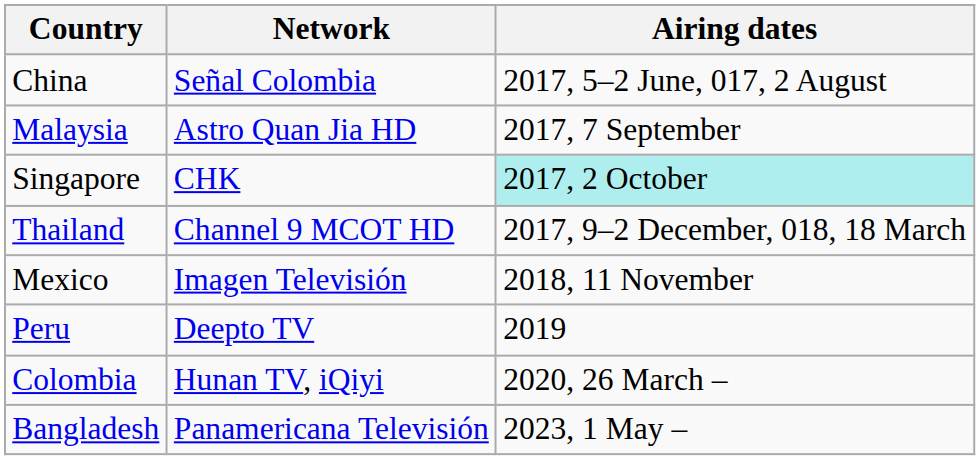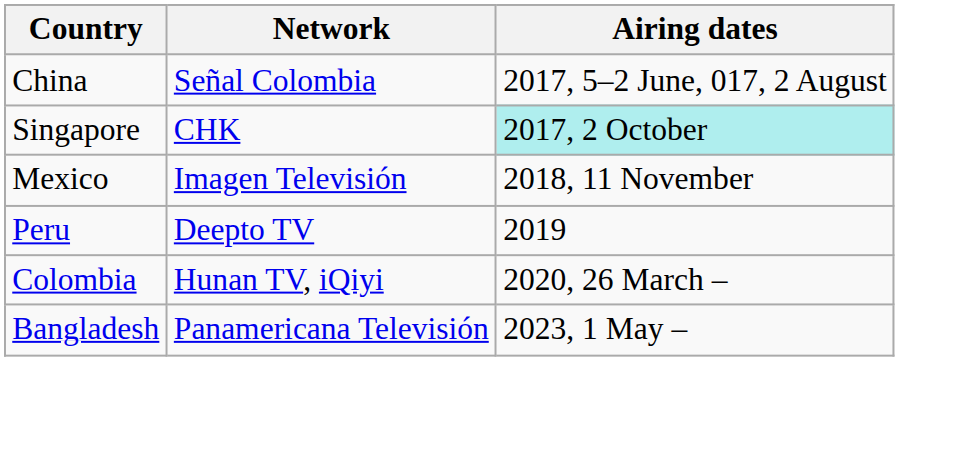- row: (70, 129)
- row: (68, 229)
